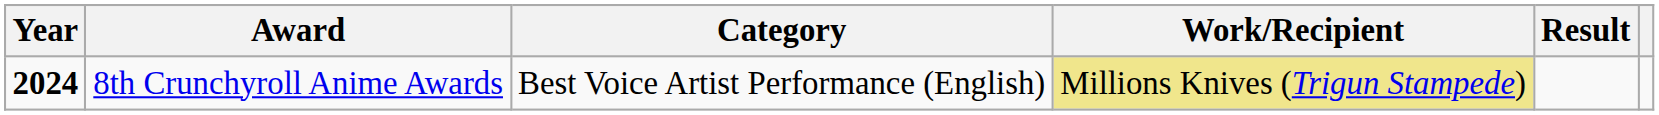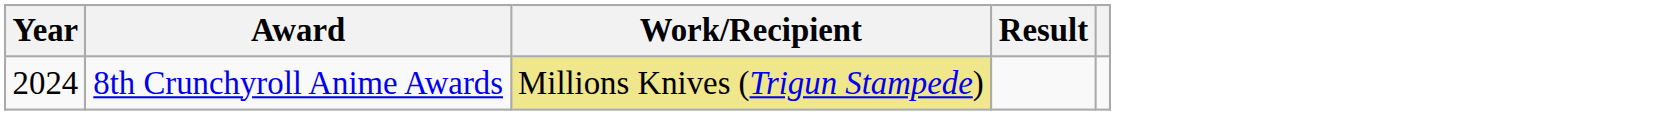- column: (782, 30)
(45, 82) bold -> (45, 82) normal
